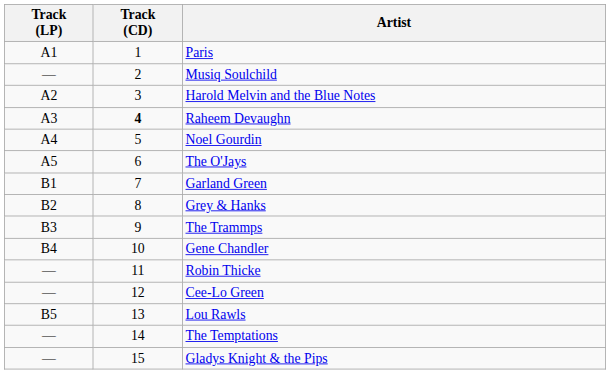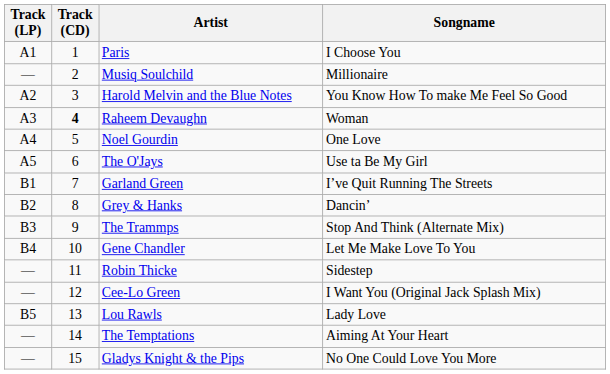+ column: (464, 23)
